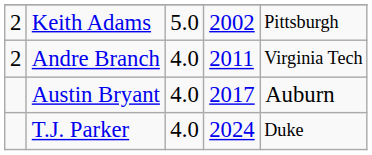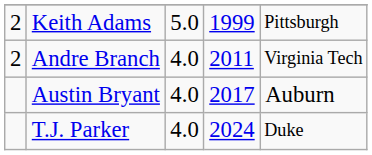(232, 22) 2002 -> (232, 22) 1999
